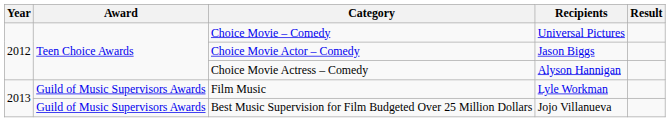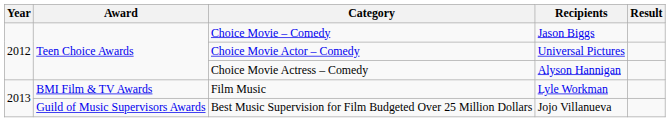(581, 32) Universal Pictures -> (566, 32) Jason Biggs
(566, 51) Jason Biggs -> (581, 51) Universal Pictures
(121, 88) Guild of Music Supervisors Awards -> (94, 88) BMI Film & TV Awards
